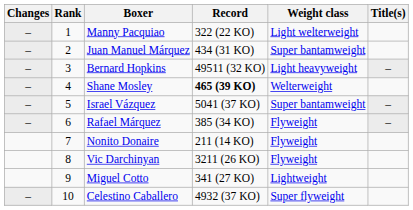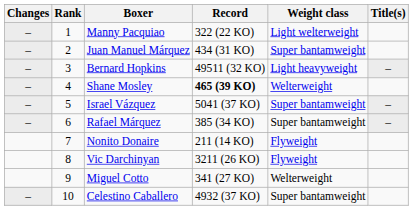(294, 123) Flyweight -> (318, 123) Super bantamweight
(299, 178) Lightweight -> (301, 178) Welterweight
(307, 196) Super flyweight -> (318, 196) Super bantamweight
